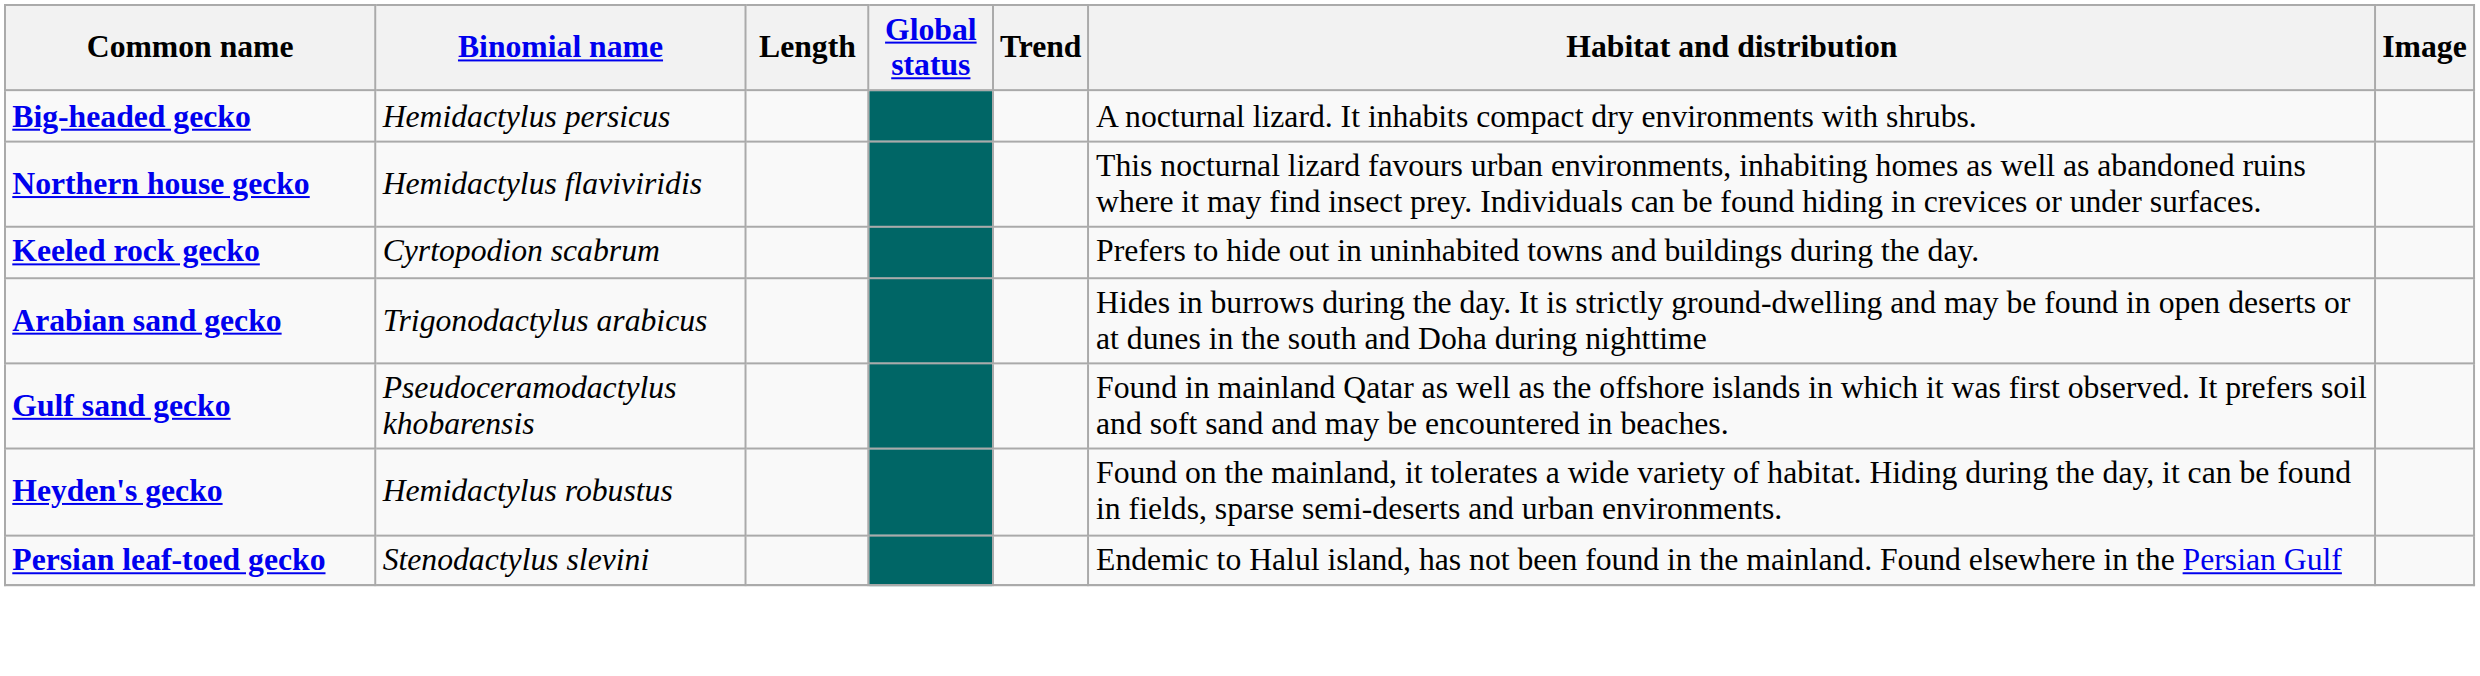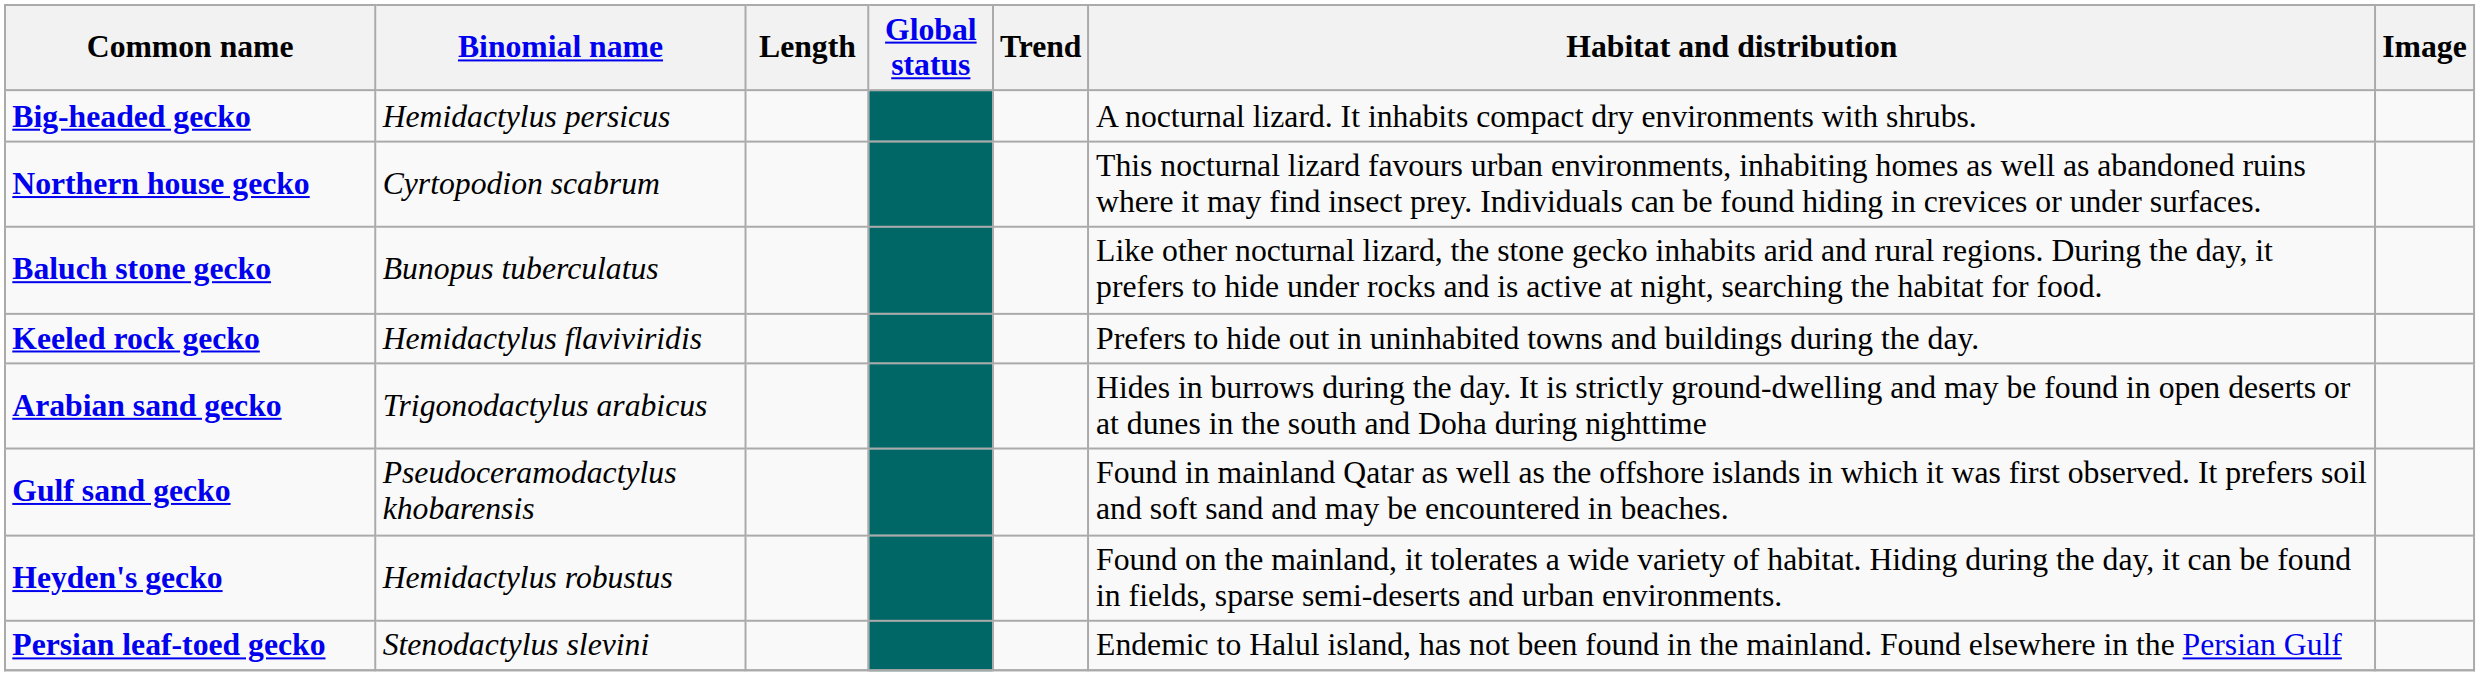(542, 183) Hemidactylus flaviviridis -> (521, 183) Cyrtopodion scabrum
+ row: (142, 269)
(521, 251) Cyrtopodion scabrum -> (542, 337) Hemidactylus flaviviridis
